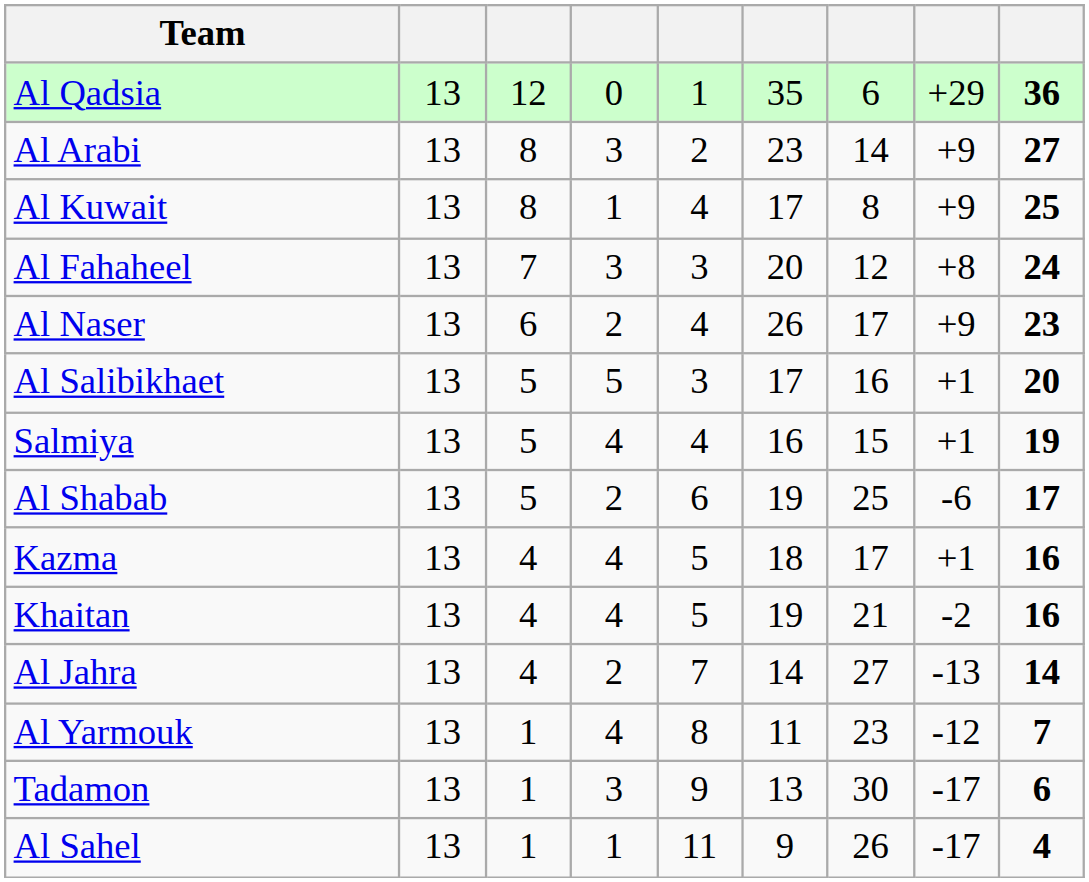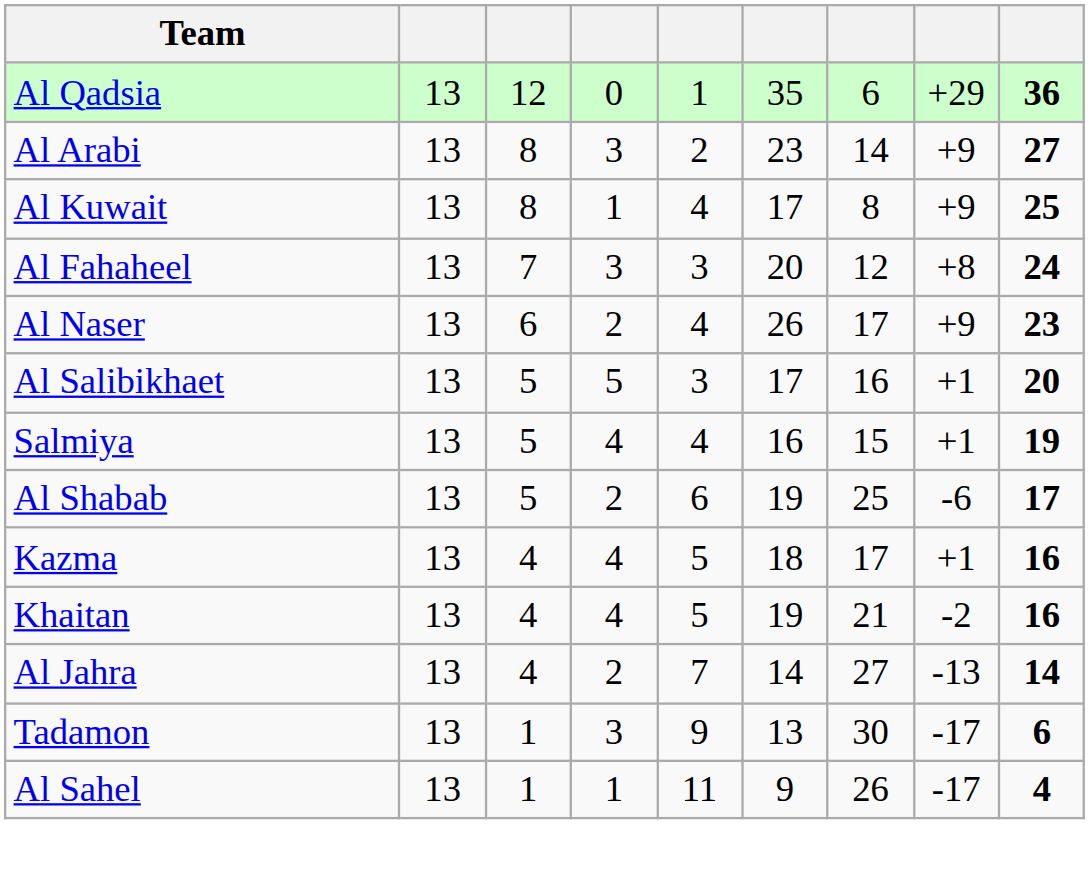- row: (103, 730)
